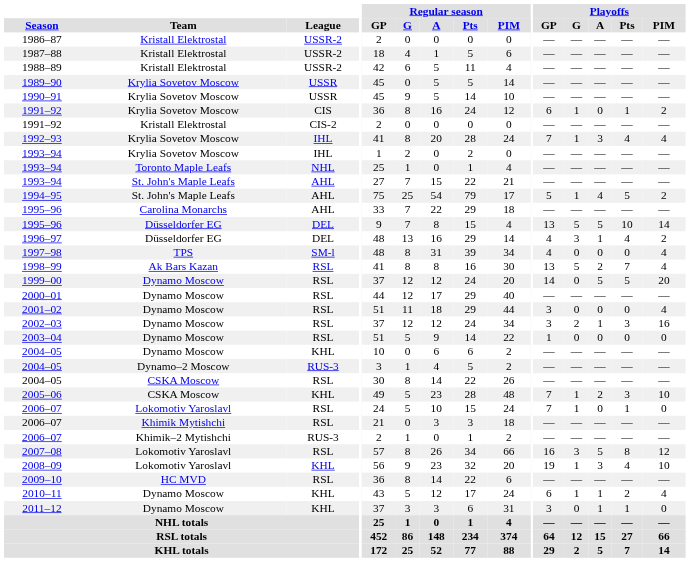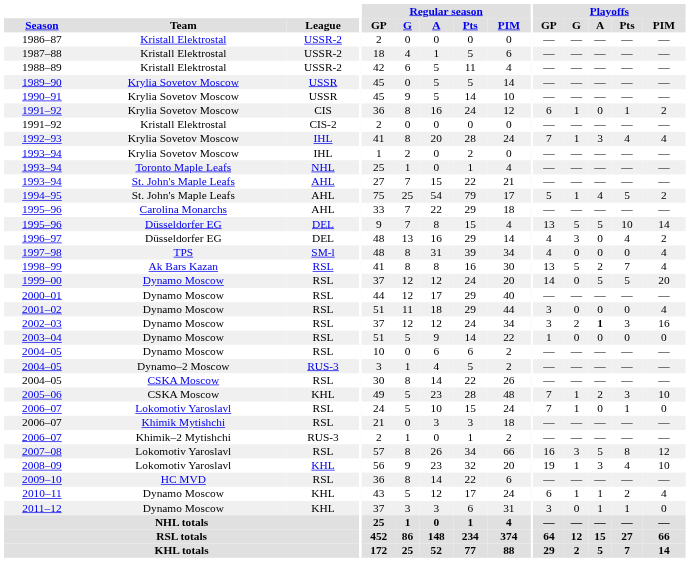(600, 238) 1 -> (600, 238) 0
(600, 323) normal -> (600, 323) bold
(323, 352) KHL -> (323, 352) RSL
